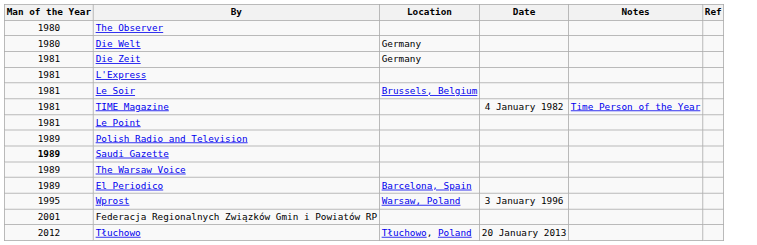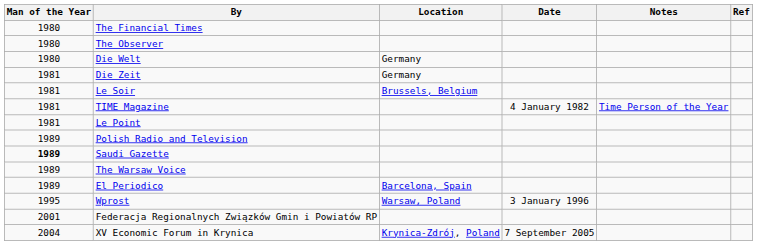+ row: (149, 28)
- row: (121, 75)
+ row: (174, 232)
- row: (118, 232)
